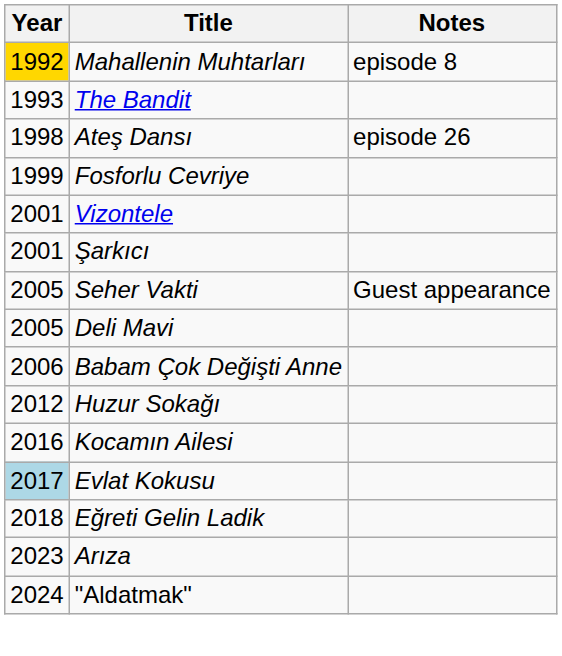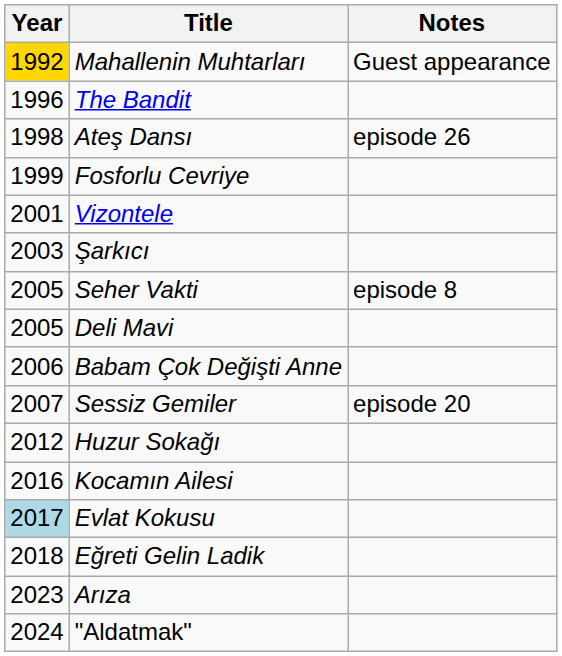(405, 61) episode 8 -> (452, 61) Guest appearance
(37, 99) 1993 -> (37, 99) 1996
(37, 251) 2001 -> (37, 251) 2003
(452, 289) Guest appearance -> (405, 289) episode 8
+ row: (155, 404)
